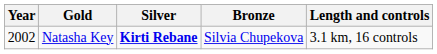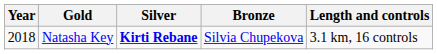(22, 37) 2002 -> (22, 37) 2018
